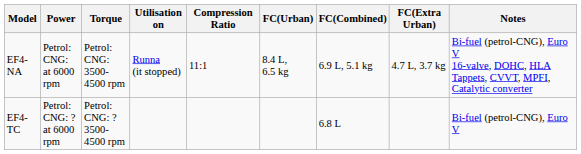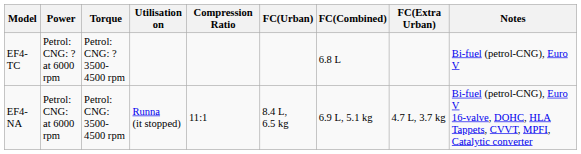rows swapped: (17, 65) <-> (17, 123)
